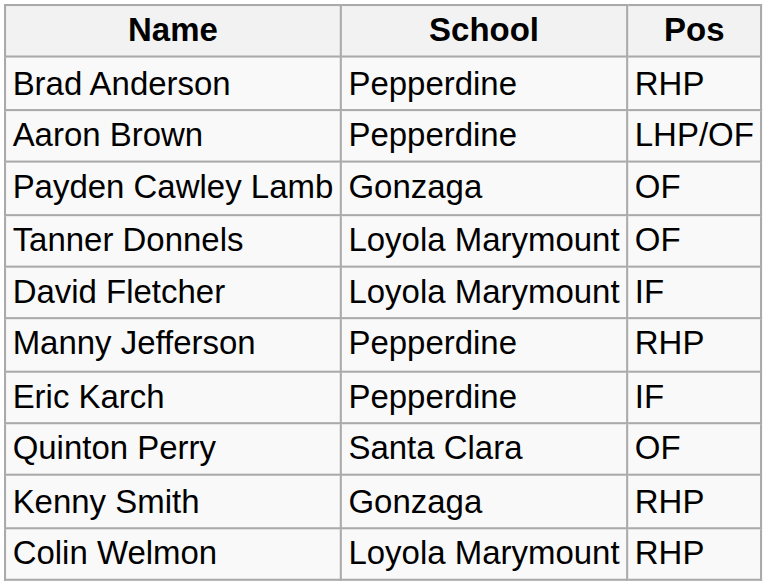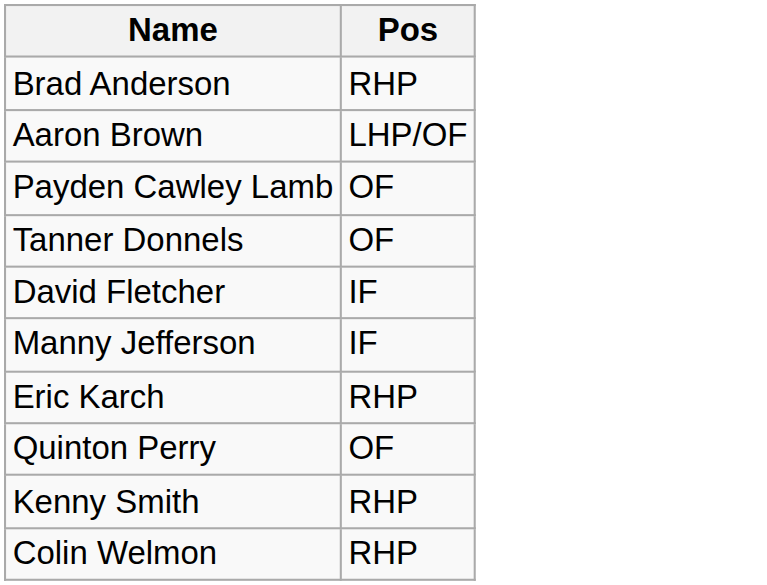- column: (484, 30)
(670, 344) RHP -> (363, 344) IF
(649, 396) IF -> (383, 396) RHP
